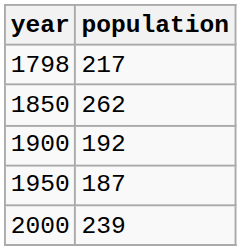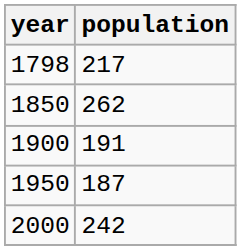(104, 145) 192 -> (104, 145) 191
(104, 225) 239 -> (104, 225) 242
